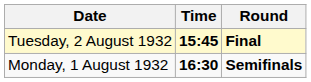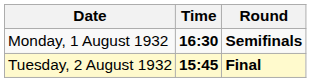rows swapped: (88, 65) <-> (90, 41)
